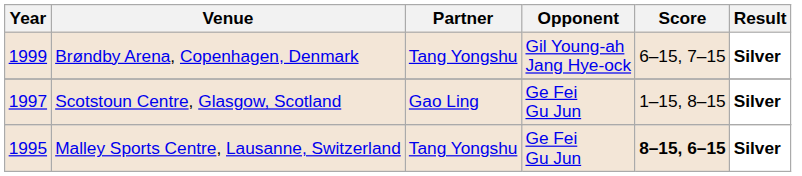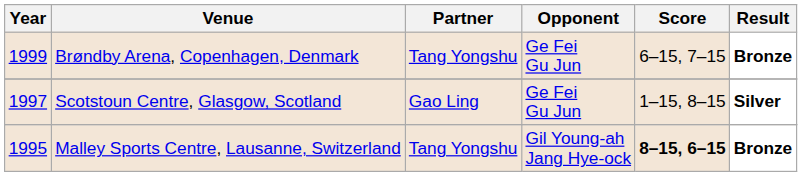(578, 56) Gil Young-ah Jang Hye-ock -> (553, 56) Ge Fei Gu Jun
(757, 56) Silver -> (763, 56) Bronze
(553, 149) Ge Fei Gu Jun -> (578, 149) Gil Young-ah Jang Hye-ock
(757, 149) Silver -> (763, 149) Bronze
